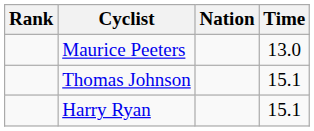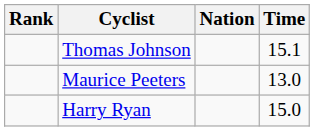rows swapped: (124, 49) <-> (126, 79)
(284, 110) 15.1 -> (284, 110) 15.0
